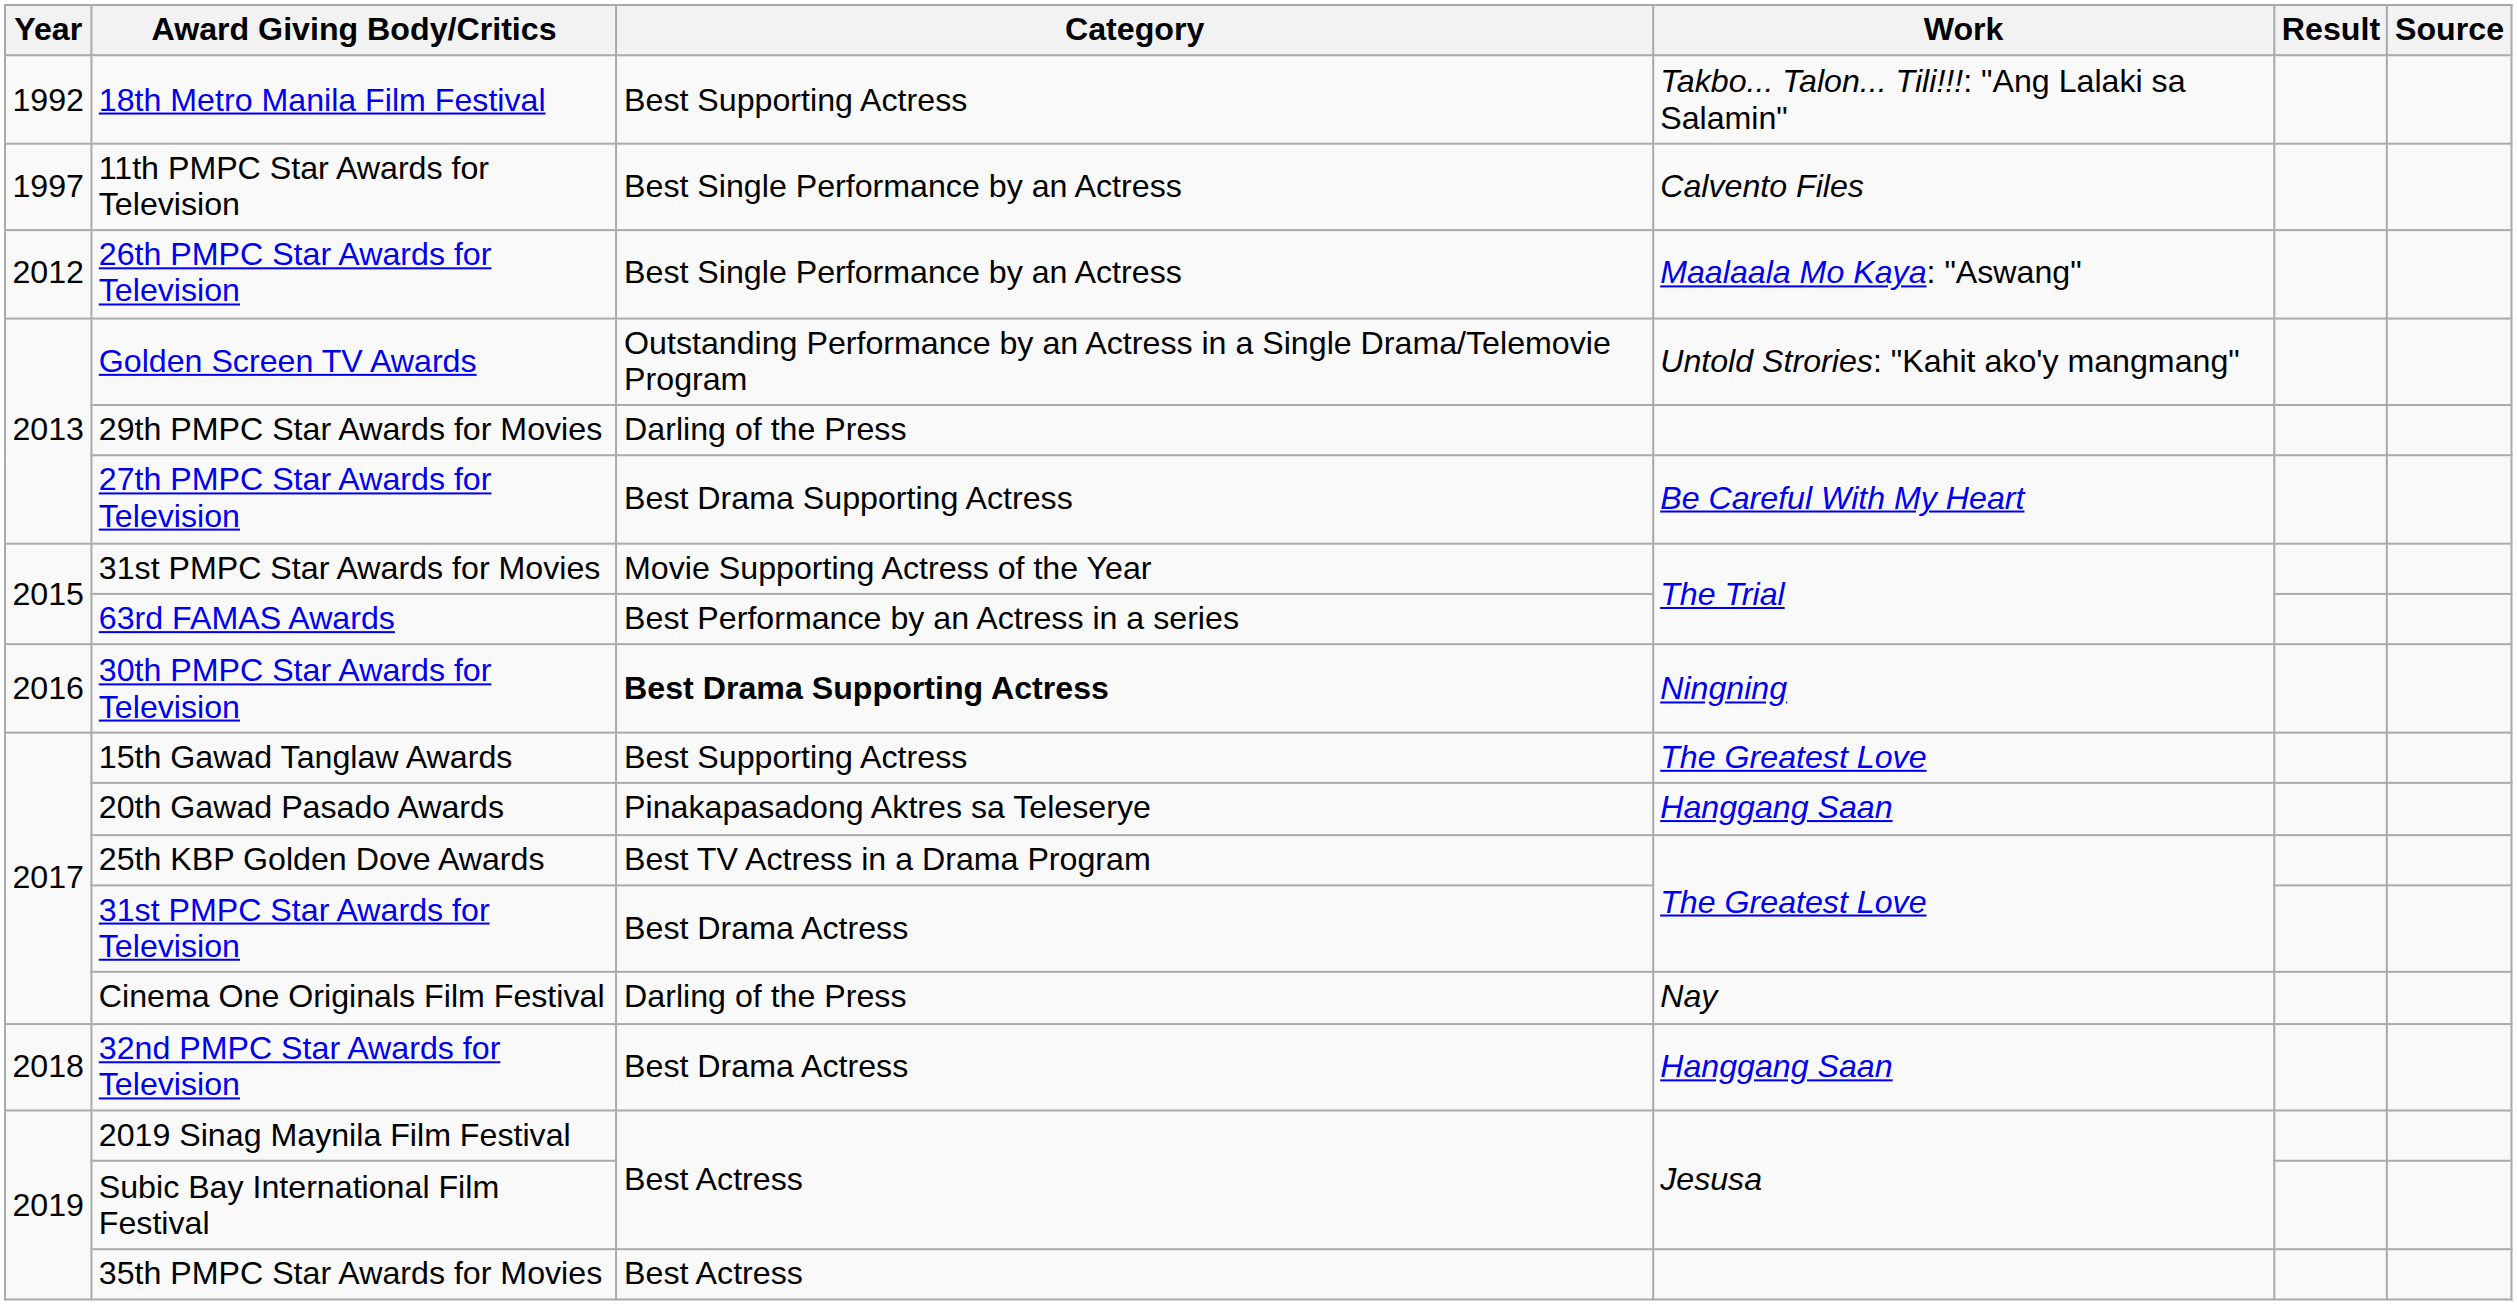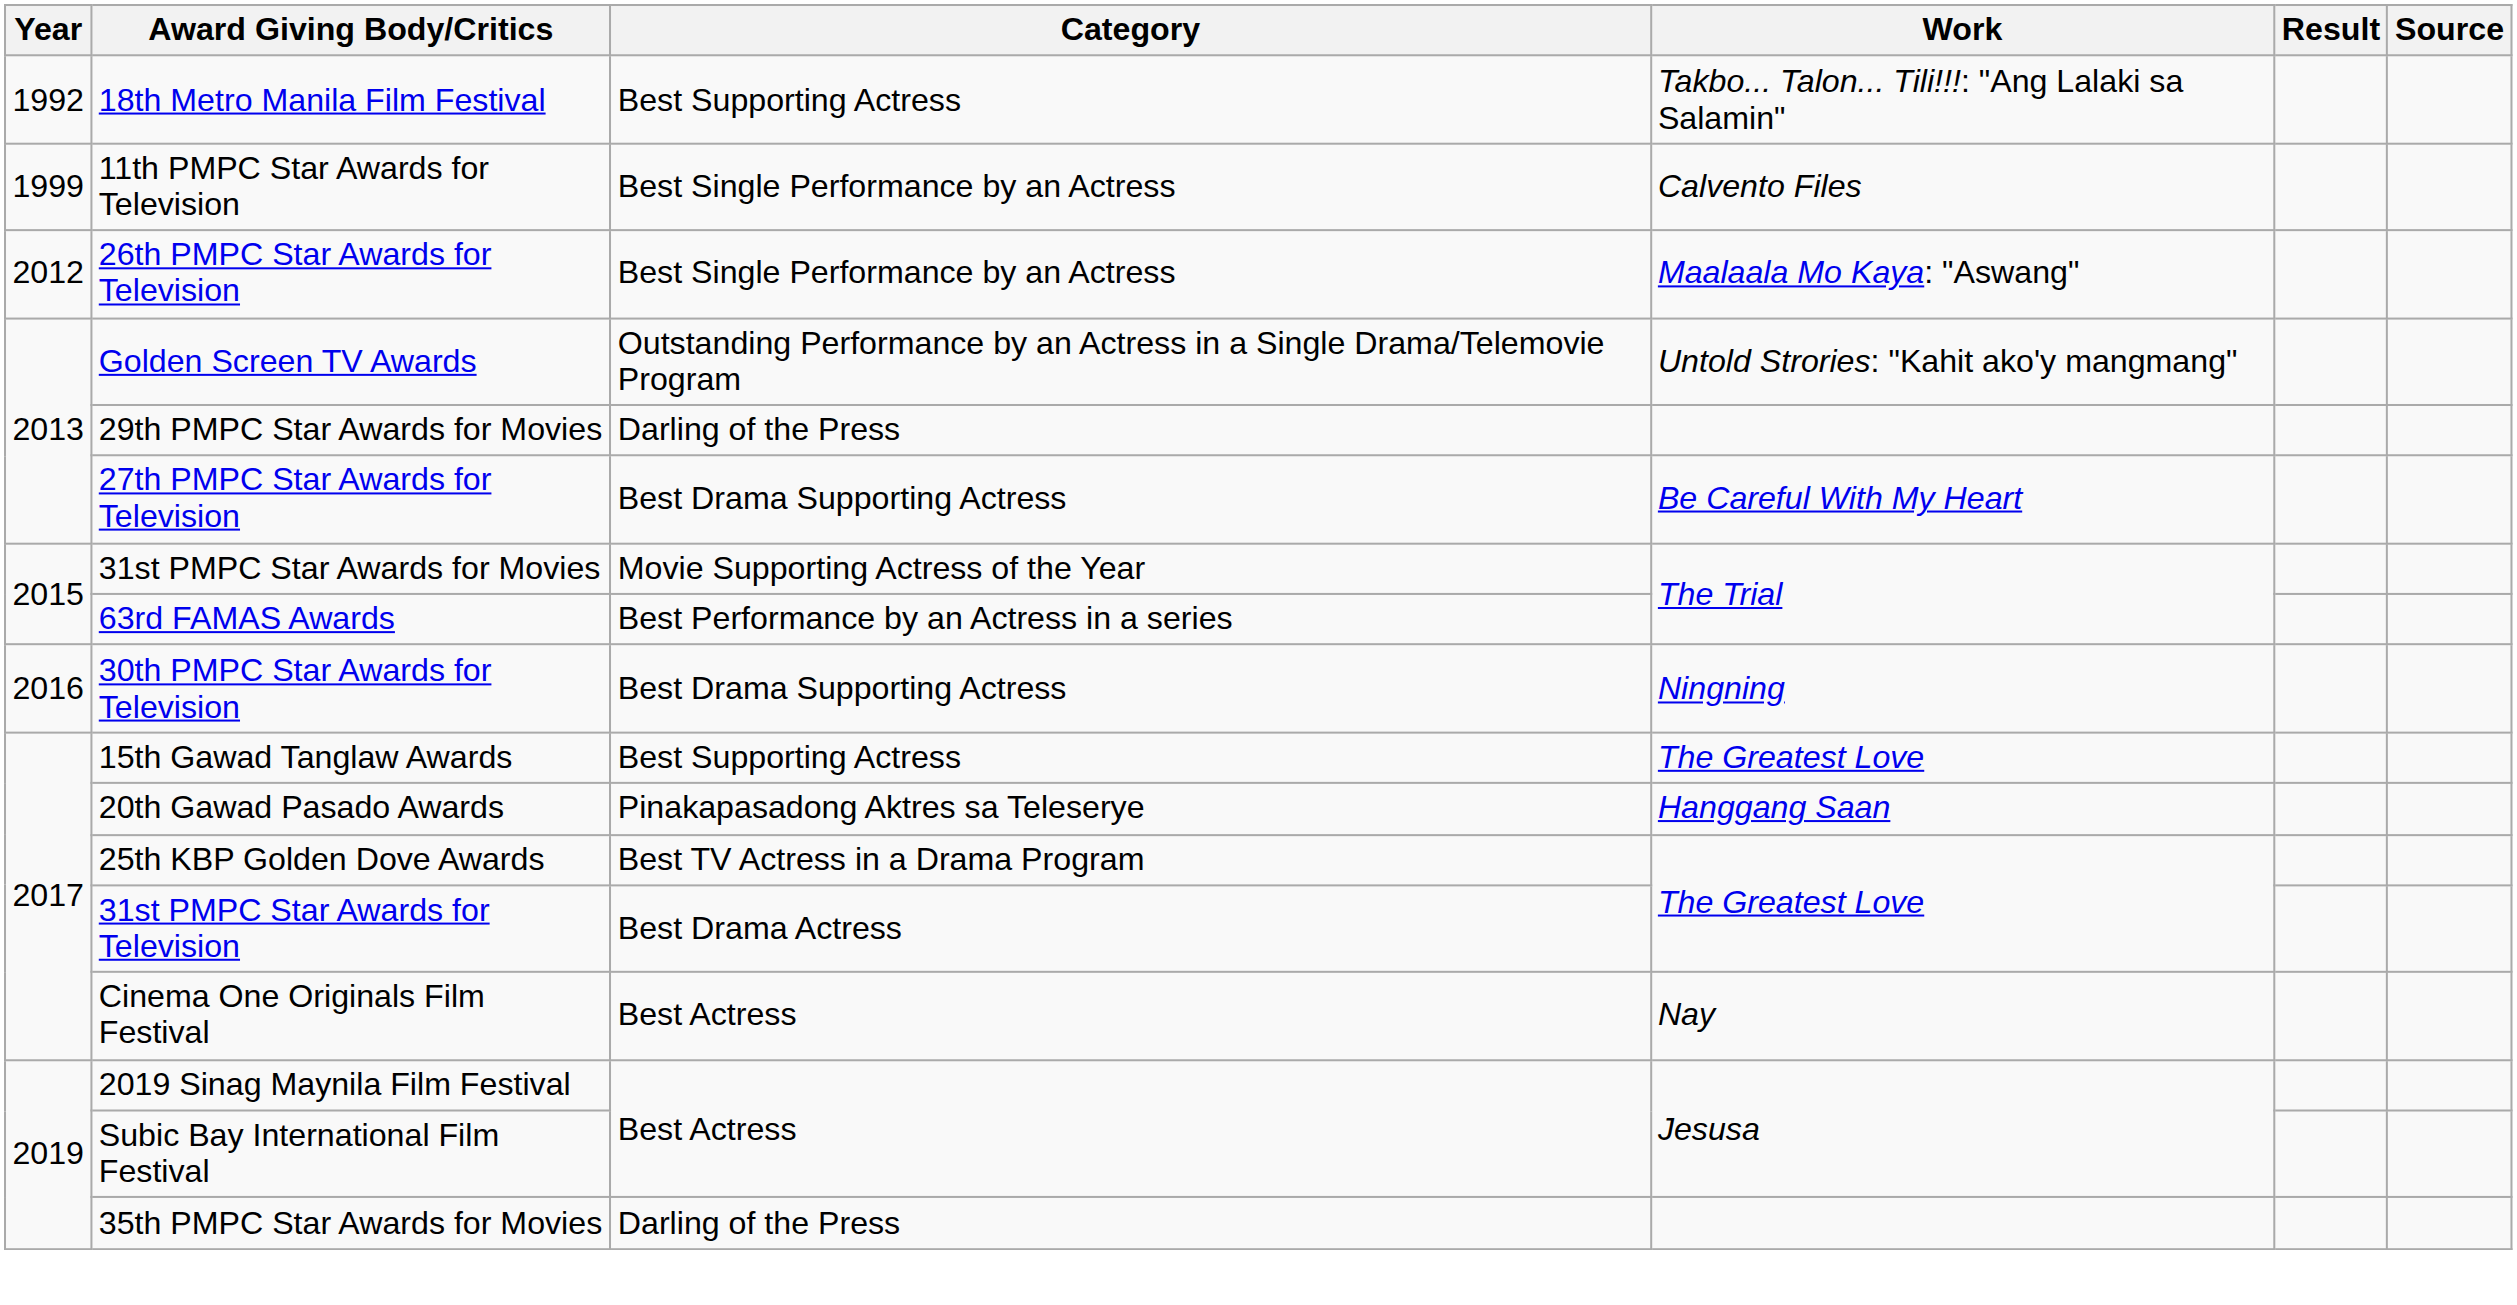(48, 186) 1997 -> (48, 186) 1999
(867, 688) bold -> (842, 688) normal
(765, 997) Darling of the Press -> (707, 1015) Best Actress
- row: (300, 1066)
(713, 1273) Best Actress -> (759, 1222) Darling of the Press
